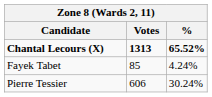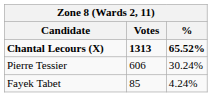rows swapped: (34, 65) <-> (37, 83)
